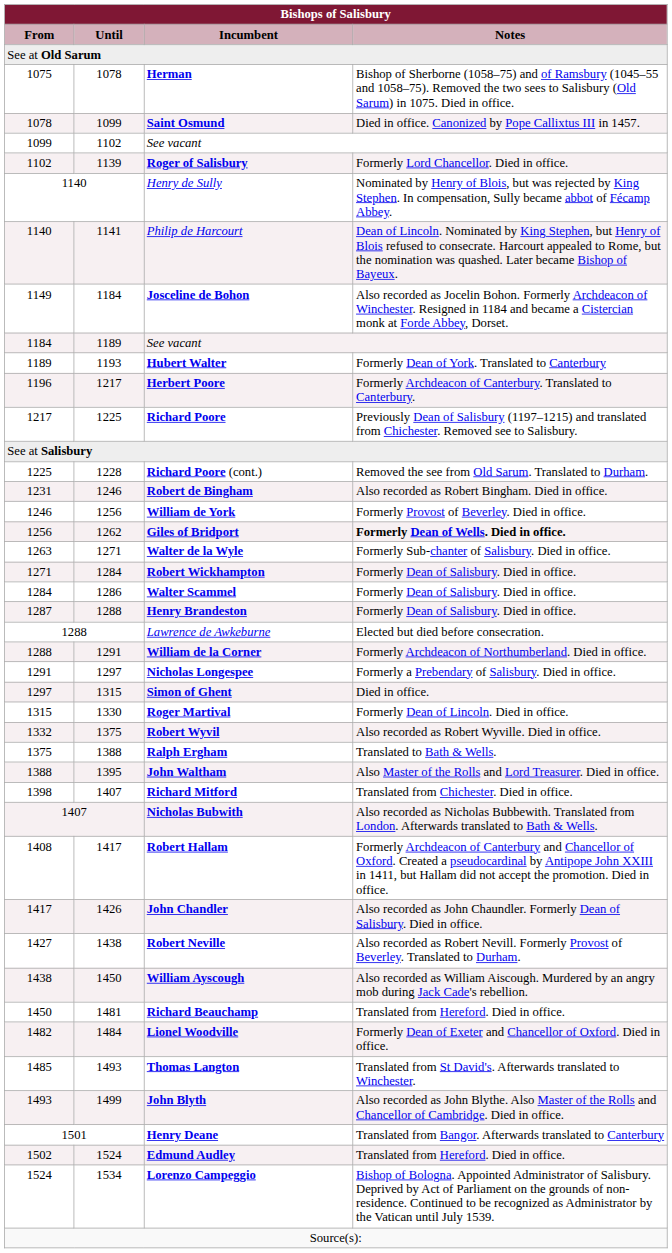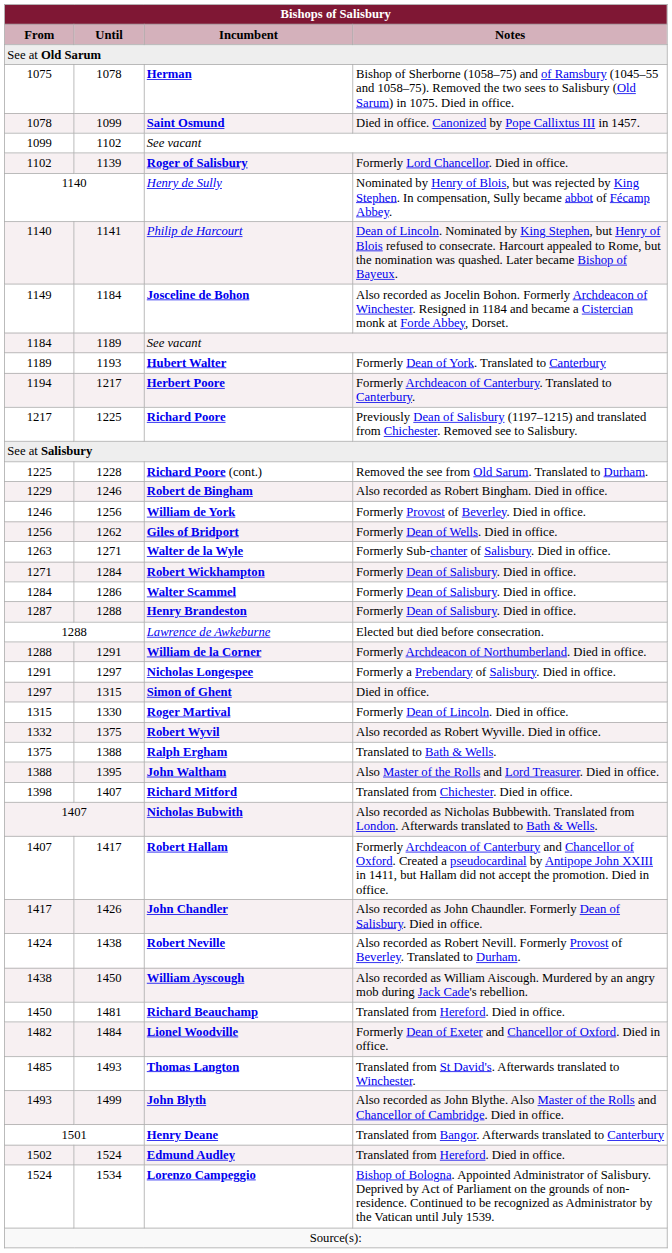(39, 383) 1196 -> (39, 383) 1194
(39, 491) 1231 -> (39, 491) 1229
(461, 531) bold -> (457, 531) normal
(39, 846) 1408 -> (39, 846) 1407
(39, 943) 1427 -> (39, 943) 1424
